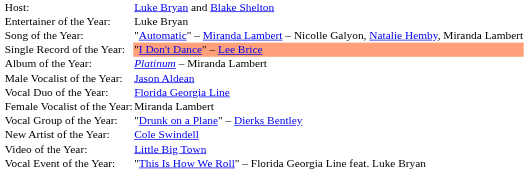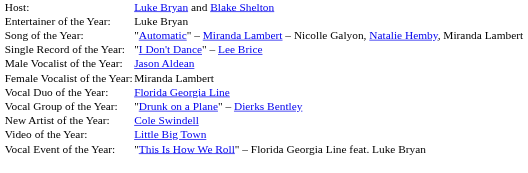(198, 49) lightsalmon background -> (198, 49) no background
- row: (48, 64)
rows swapped: (69, 106) <-> (57, 92)
